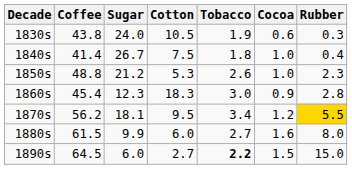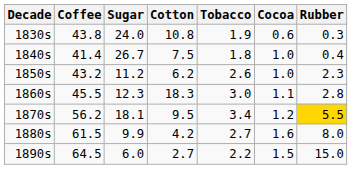(179, 34) 10.5 -> (179, 34) 10.8
(87, 74) 48.8 -> (87, 74) 43.2
(129, 74) 21.2 -> (129, 74) 11.2
(183, 74) 5.3 -> (183, 74) 6.2
(87, 94) 45.4 -> (87, 94) 45.5
(283, 94) 0.9 -> (283, 94) 1.1
(183, 134) 6.0 -> (183, 134) 4.2
(240, 154) bold -> (240, 154) normal
